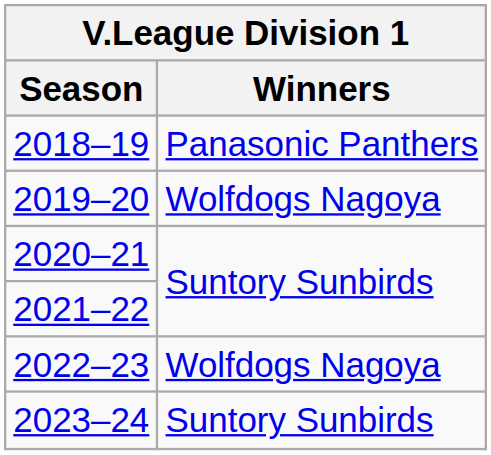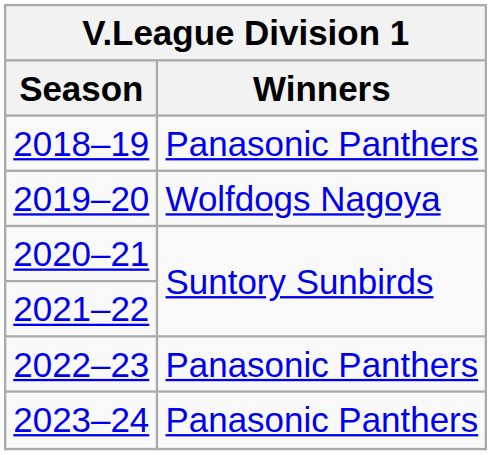(303, 365) Wolfdogs Nagoya -> (322, 365) Panasonic Panthers
(300, 420) Suntory Sunbirds -> (322, 420) Panasonic Panthers
